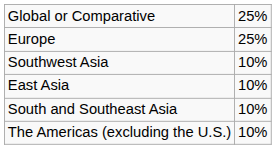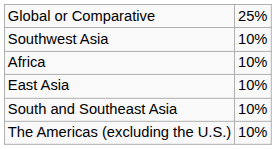- row: (32, 39)
+ row: (27, 62)
